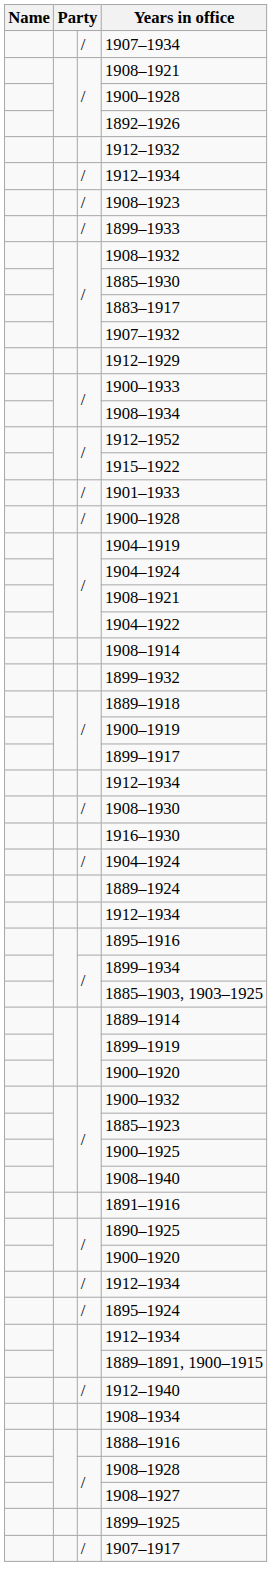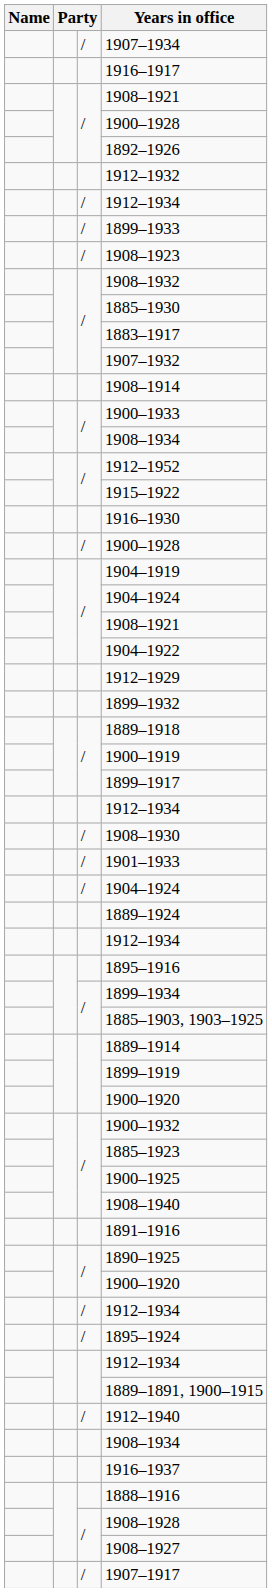+ row: (89, 70)
rows swapped: (83, 202) <-> (83, 228)
rows swapped: (89, 361) <-> (89, 651)
rows swapped: (83, 492) <-> (89, 836)
+ row: (89, 1469)
- row: (89, 1522)
